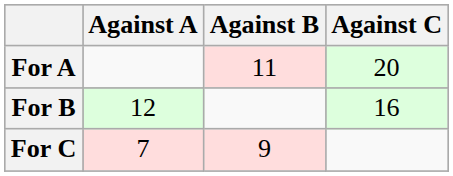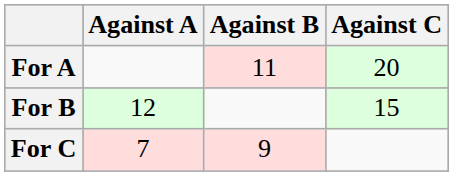(387, 107) 16 -> (387, 107) 15
